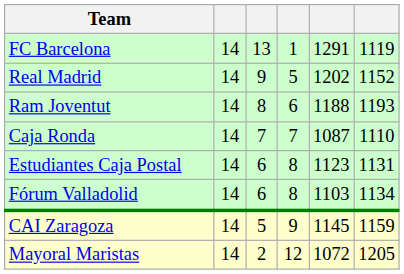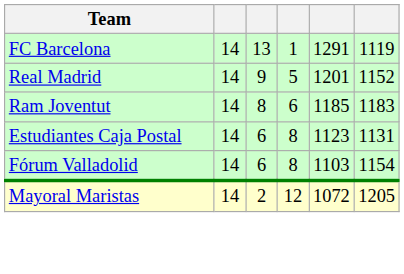(331, 77) 1202 -> (331, 77) 1201
(331, 106) 1188 -> (331, 106) 1185
(377, 106) 1193 -> (377, 106) 1183
- row: (52, 135)
(377, 194) 1134 -> (377, 164) 1154
- row: (61, 225)
